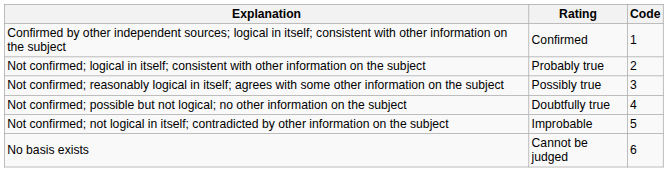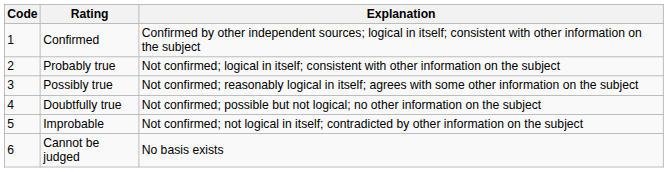columns swapped: (645, 14) <-> (267, 14)
